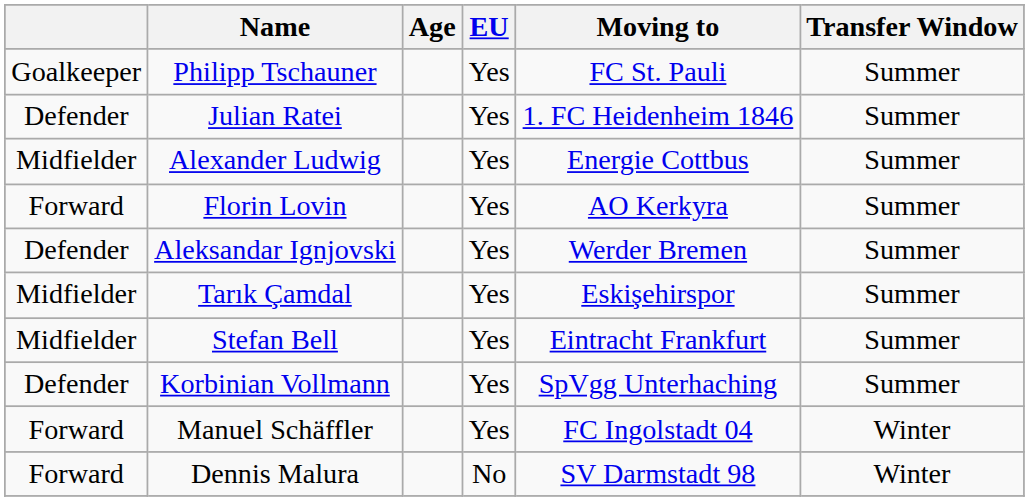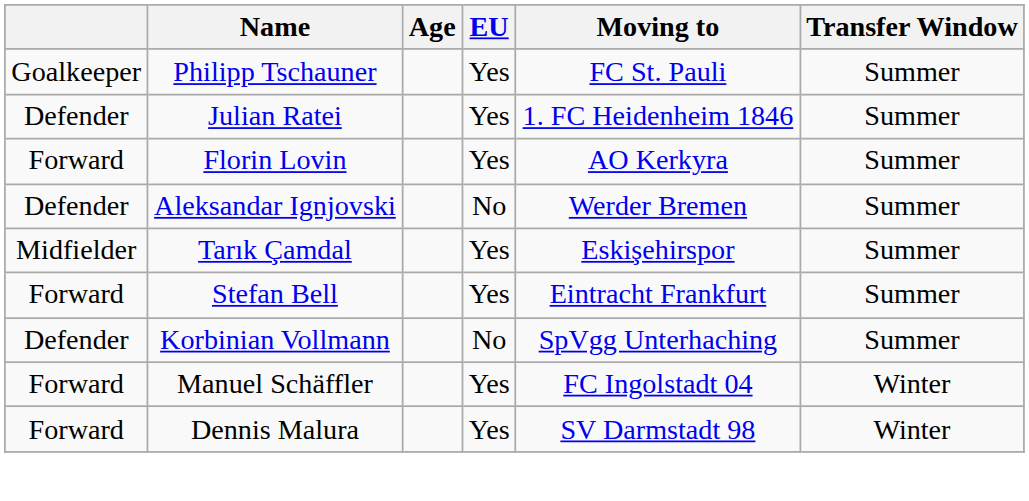- row: (275, 160)
(489, 250) Yes -> (489, 205) No
(76, 339) Midfielder -> (76, 294) Forward
(489, 384) Yes -> (489, 339) No
(489, 473) No -> (489, 428) Yes
